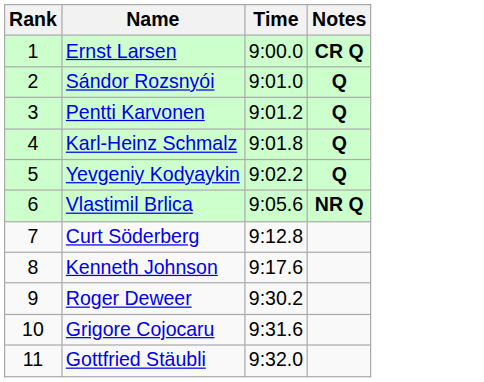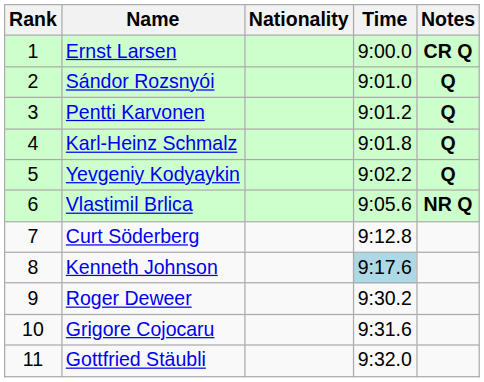+ column: (299, 19)
(276, 267) no background -> (385, 267) lightblue background
